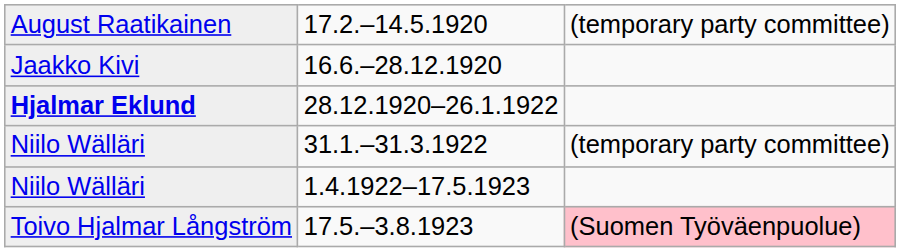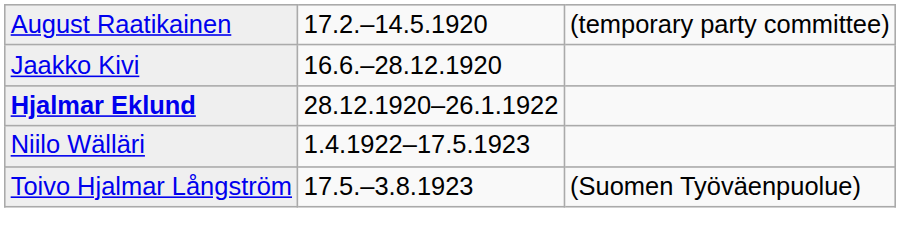- row: (396, 145)
(716, 226) pink background -> (716, 186) no background
